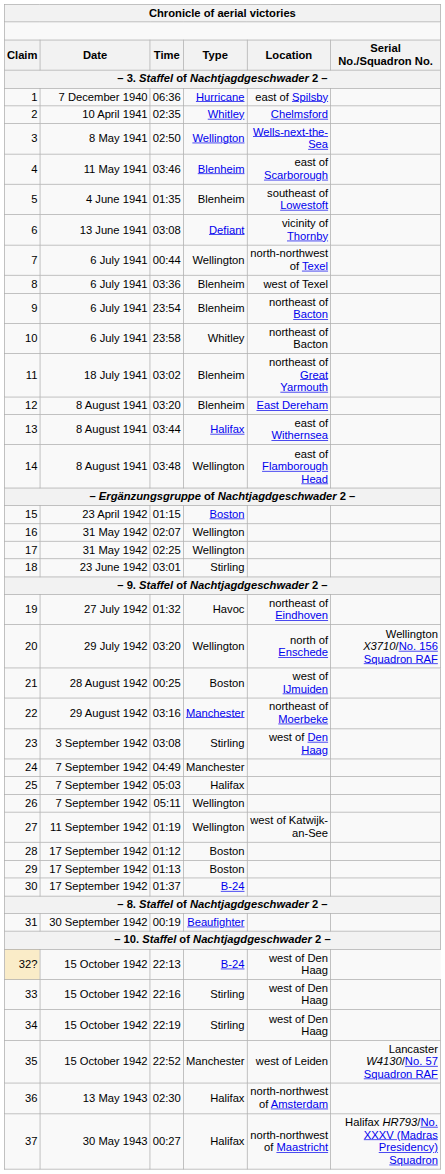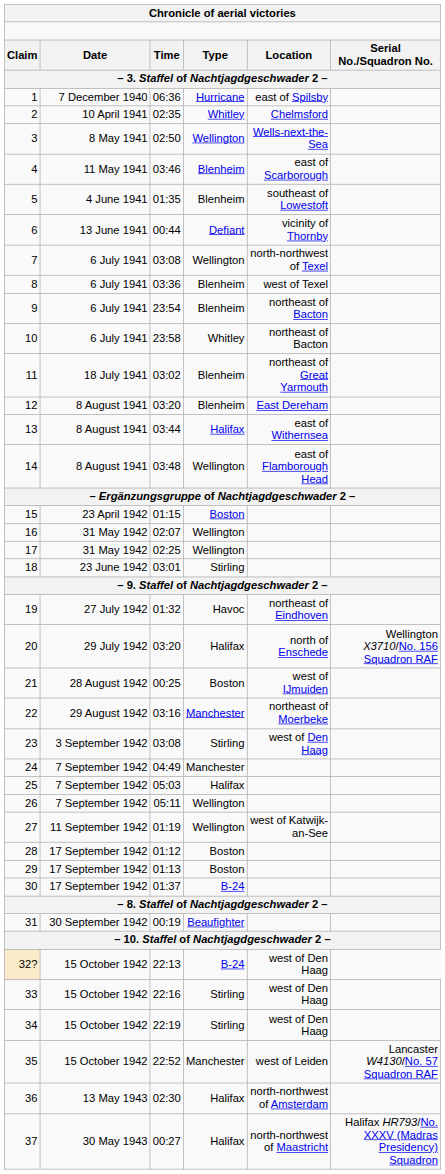(167, 229) 03:08 -> (167, 229) 00:44
(167, 260) 00:44 -> (167, 260) 03:08
(218, 646) Wellington -> (227, 646) Halifax
